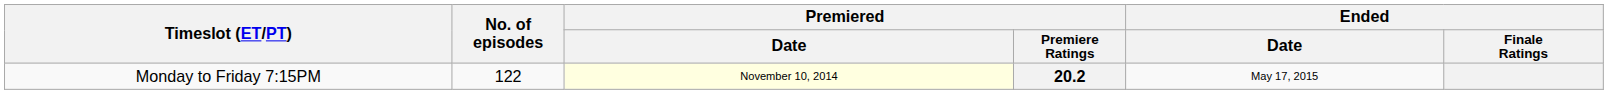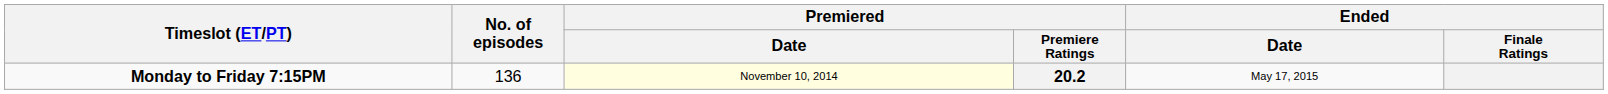(228, 76) normal -> (228, 76) bold
(508, 76) 122 -> (508, 76) 136
